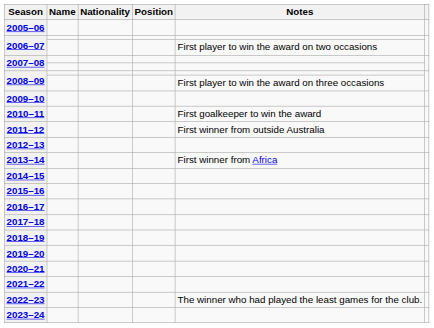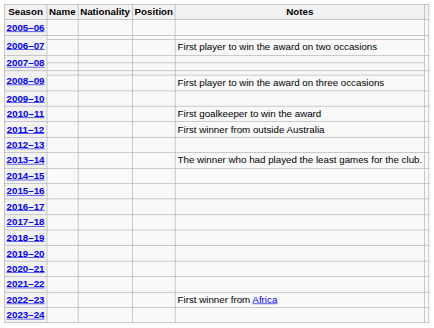(227, 160) First winner from Africa -> (300, 160) The winner who had played the least games for the club.
(300, 299) The winner who had played the least games for the club. -> (227, 299) First winner from Africa
